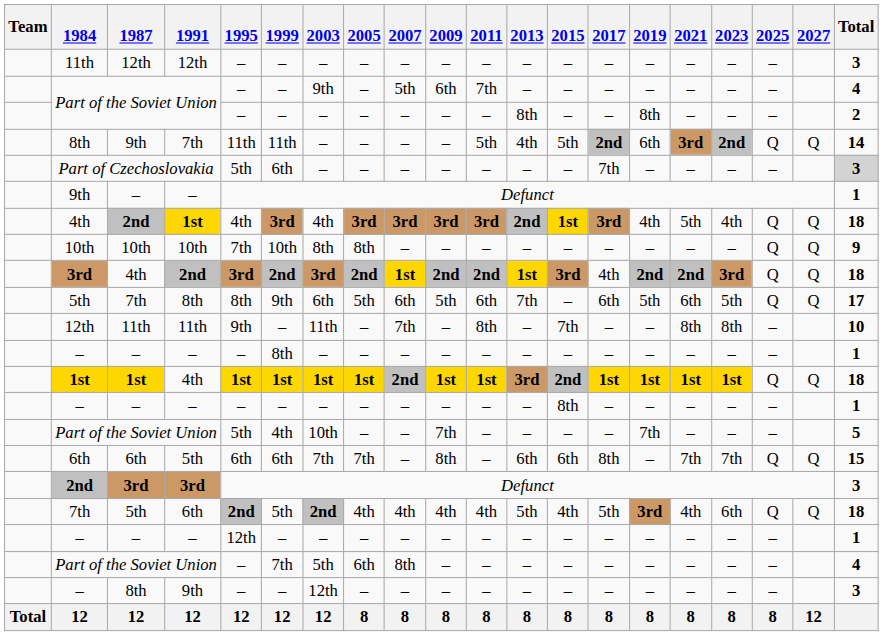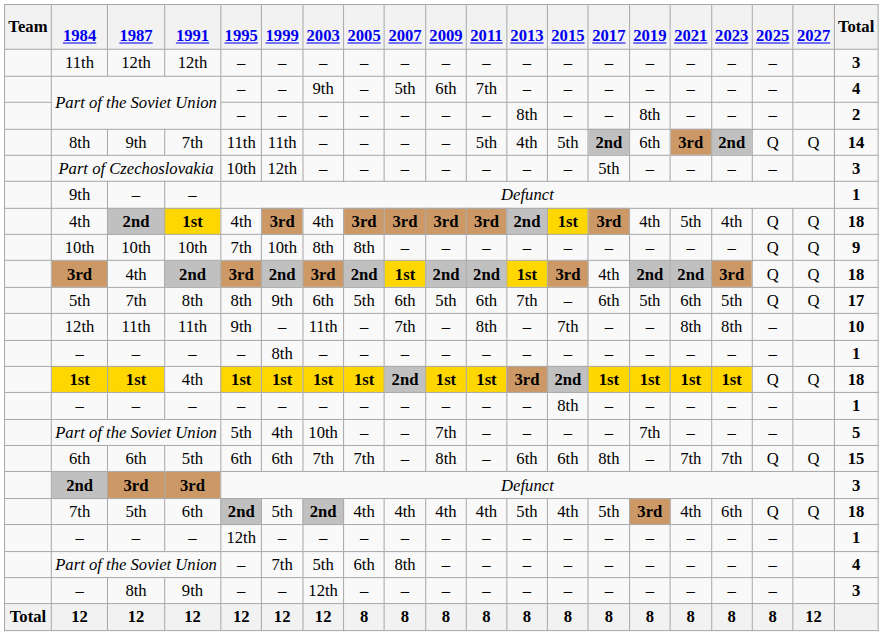(241, 168) 5th -> (241, 168) 10th
(282, 168) 6th -> (282, 168) 12th
(609, 168) 7th -> (609, 168) 5th
(856, 168) lightgrey background -> (856, 168) no background
